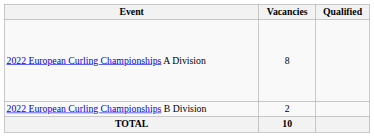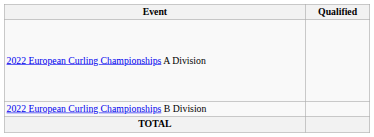- column: (287, 12)
